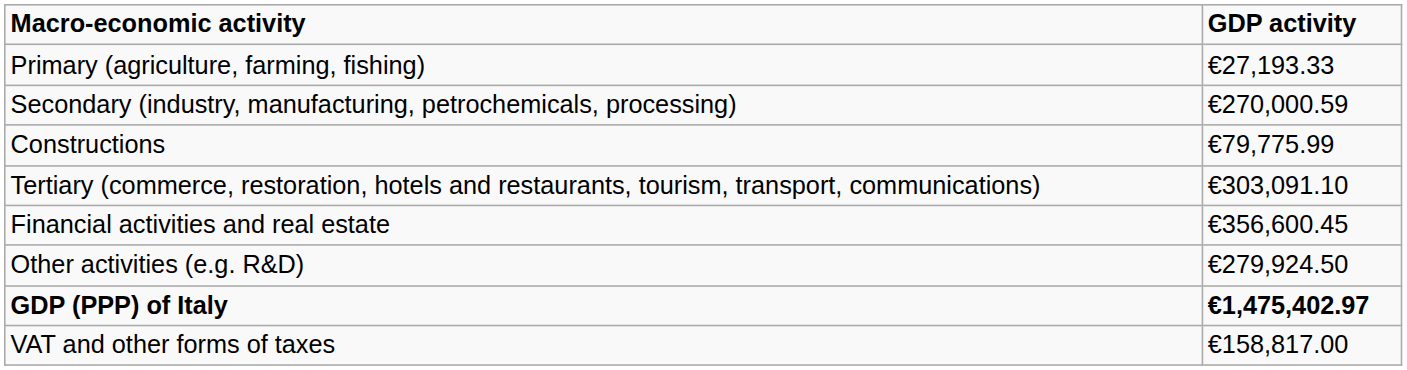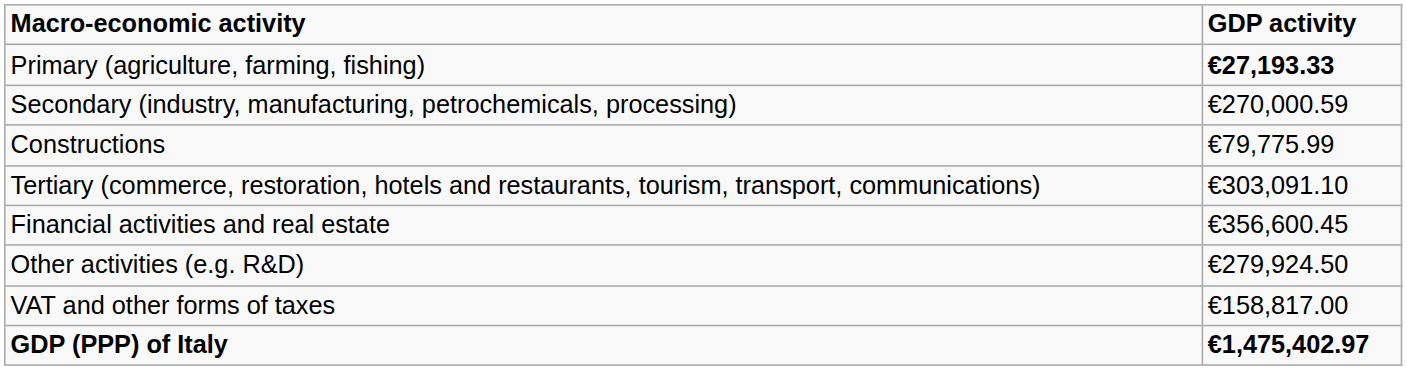(1271, 64) normal -> (1271, 64) bold
rows swapped: (173, 345) <-> (119, 305)
